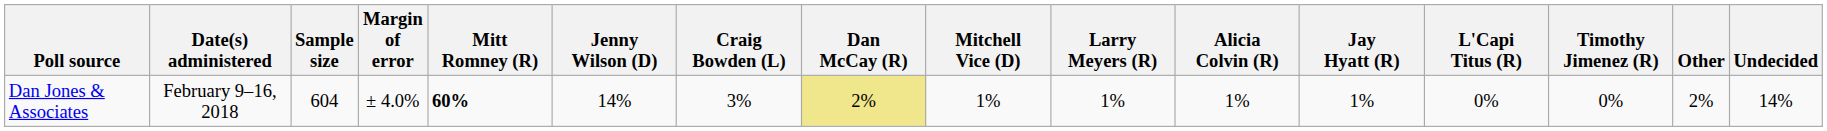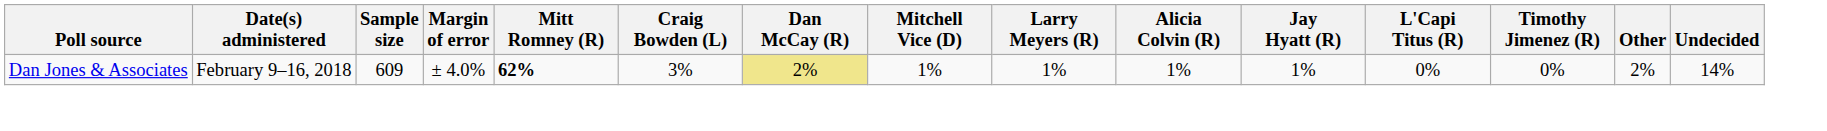- column: (614, 50)
(324, 100) 604 -> (389, 69) 609
(450, 100) 60% -> (516, 69) 62%
